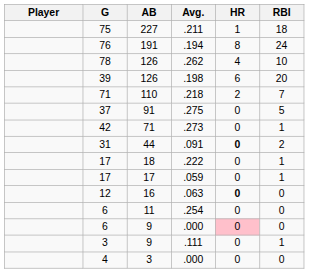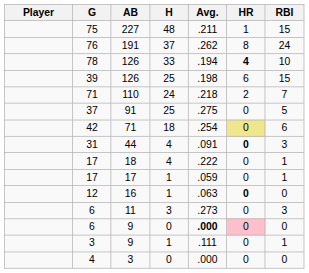+ column: (169, 12)
(282, 29) 18 -> (284, 29) 15
(193, 45) .194 -> (207, 45) .262
(193, 62) .262 -> (207, 62) .194
(237, 62) normal -> (246, 62) bold
(282, 78) 20 -> (284, 78) 15
(193, 128) .273 -> (207, 128) .254
(237, 128) no background -> (246, 128) khaki background
(282, 128) 1 -> (284, 128) 6
(282, 144) 2 -> (284, 144) 3
(193, 210) .254 -> (207, 210) .273
(282, 210) 0 -> (284, 210) 3
(193, 227) normal -> (207, 227) bold
